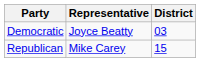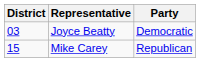columns swapped: (173, 13) <-> (35, 13)
